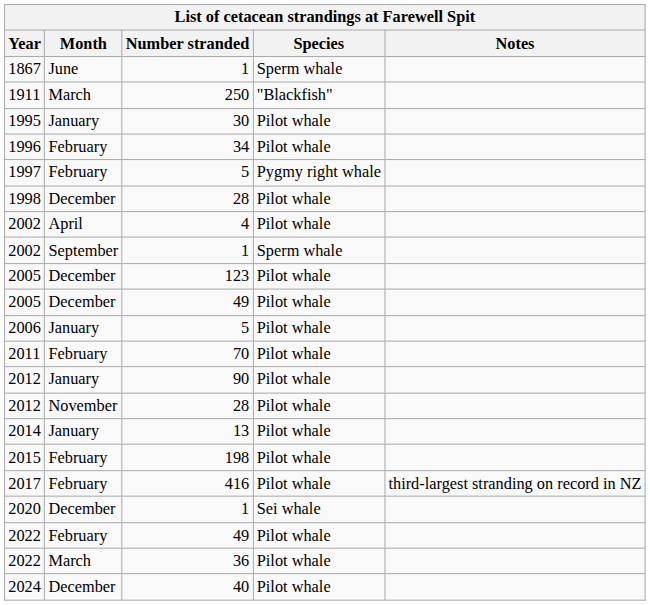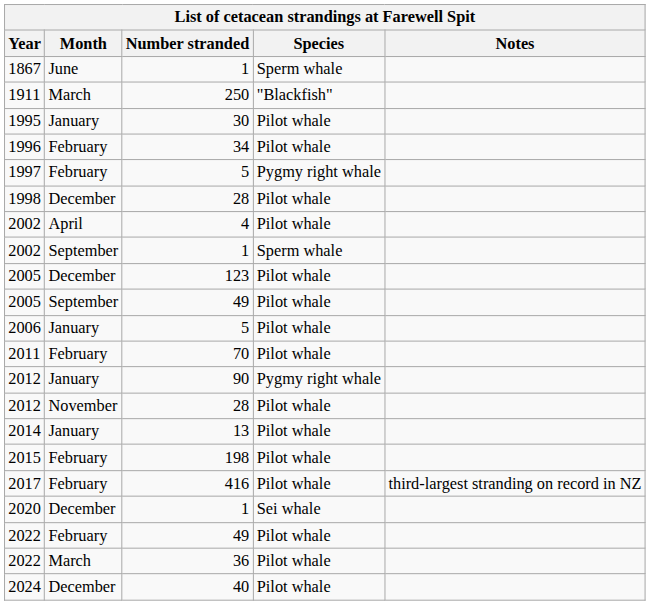(82, 302) December -> (83, 302) September
(294, 379) Pilot whale -> (319, 379) Pygmy right whale
